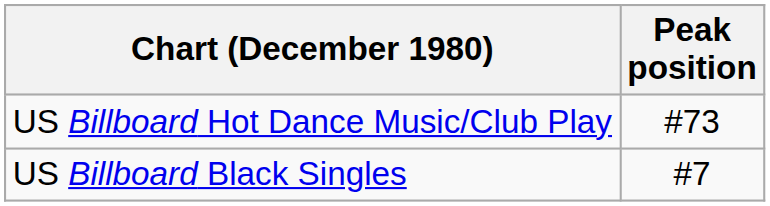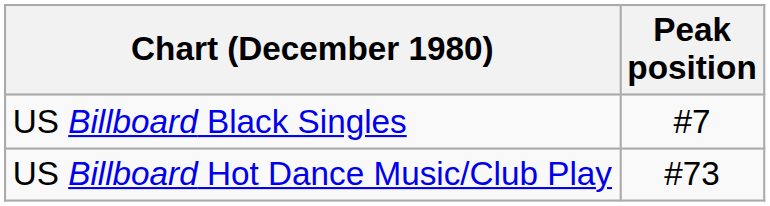rows swapped: (210, 173) <-> (312, 121)
